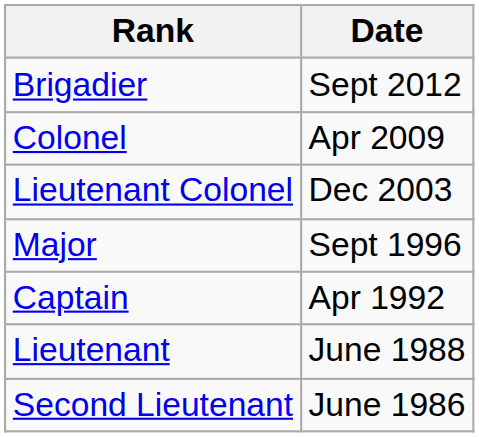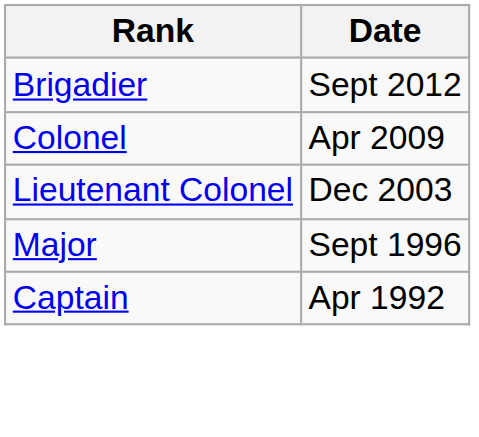- row: (91, 350)
- row: (153, 404)
